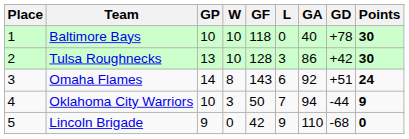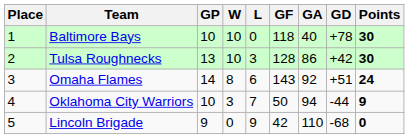columns swapped: (287, 15) <-> (261, 15)
